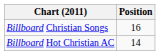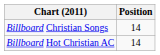(136, 27) 16 -> (136, 27) 14
